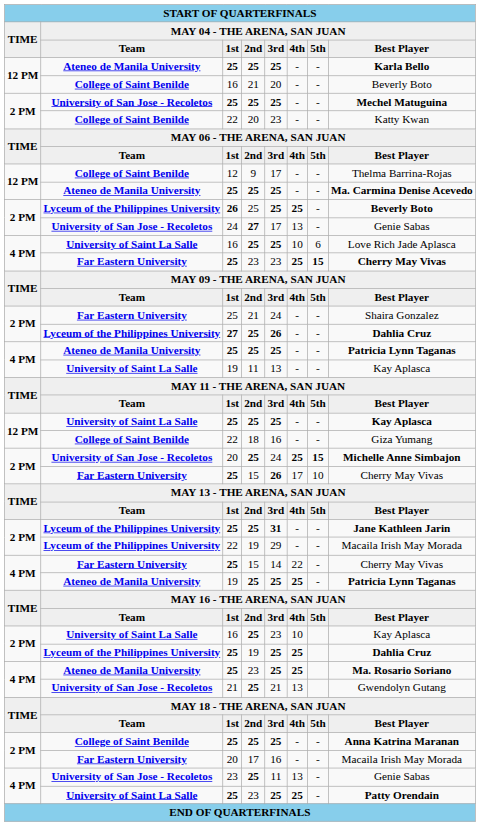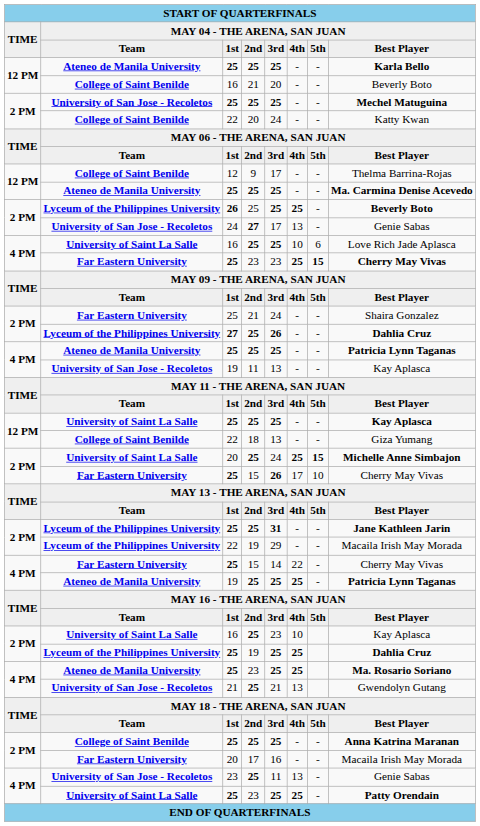(276, 119) 23 -> (276, 119) 24
(132, 368) University of Saint La Salle -> (132, 368) University of San Jose - Recoletos
(276, 439) 16 -> (276, 439) 13
(132, 457) University of San Jose - Recoletos -> (132, 457) University of Saint La Salle
